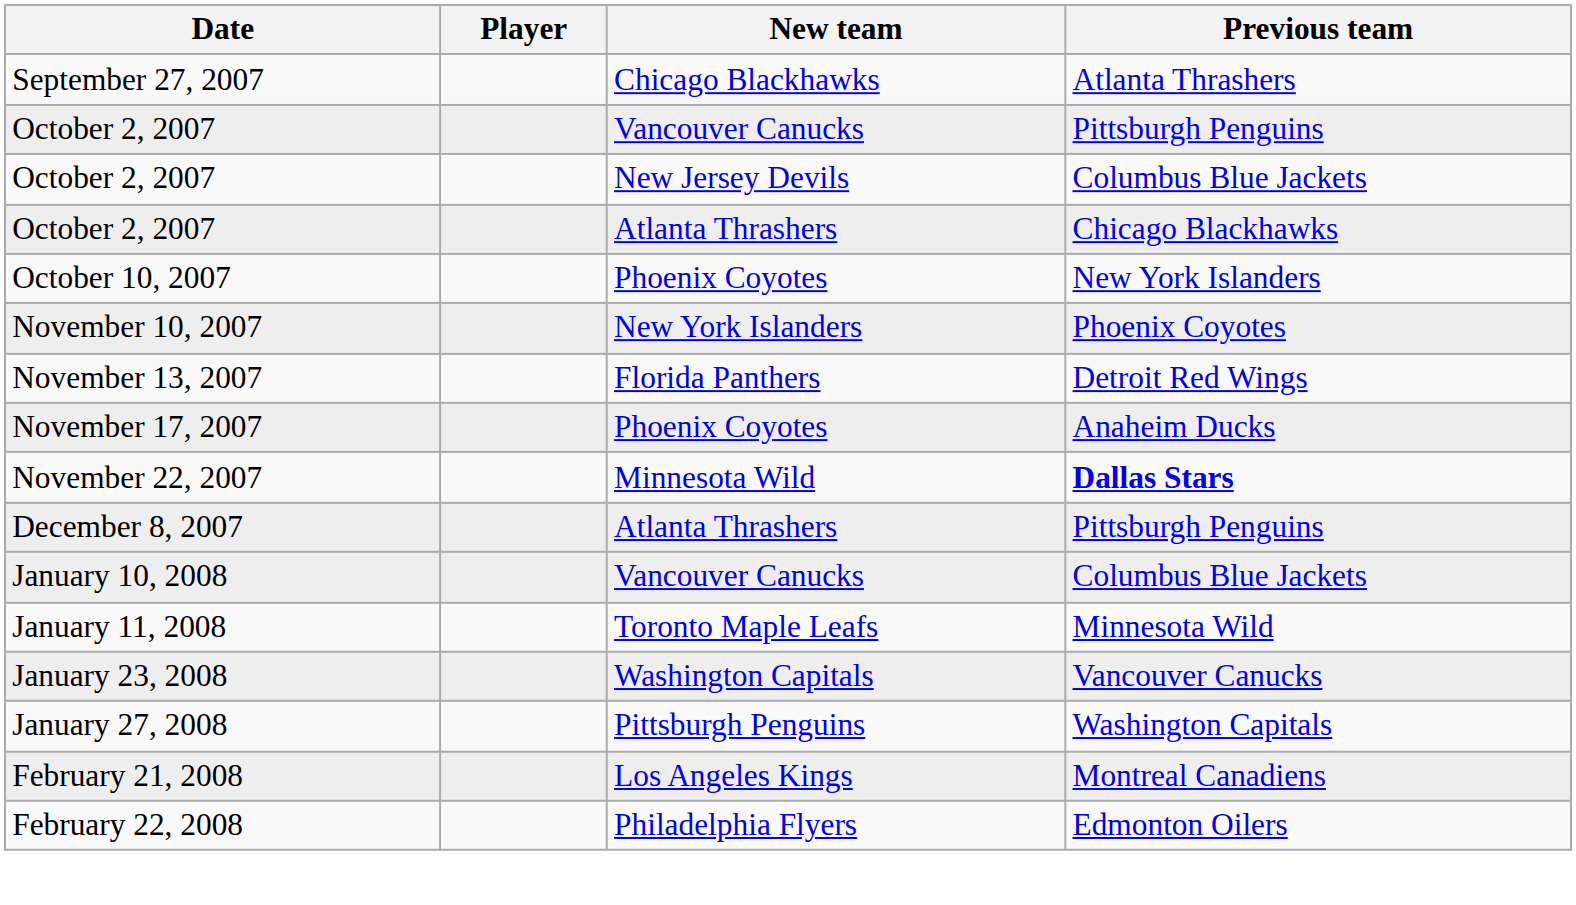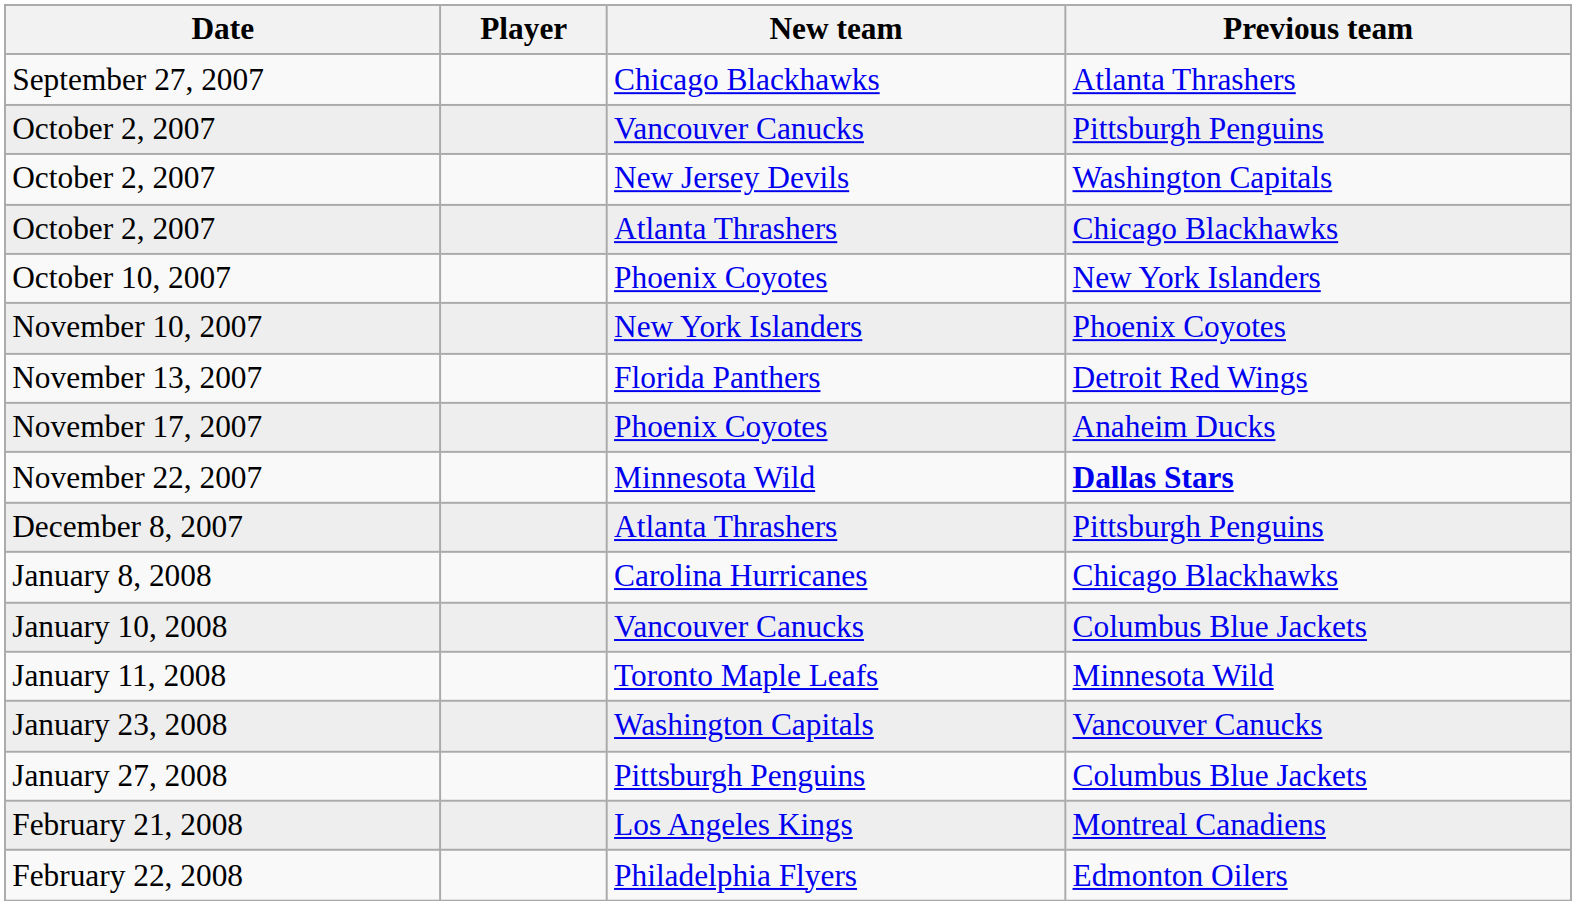(1220, 178) Columbus Blue Jackets -> (1202, 178) Washington Capitals
+ row: (112, 576)
(1202, 725) Washington Capitals -> (1220, 775) Columbus Blue Jackets
